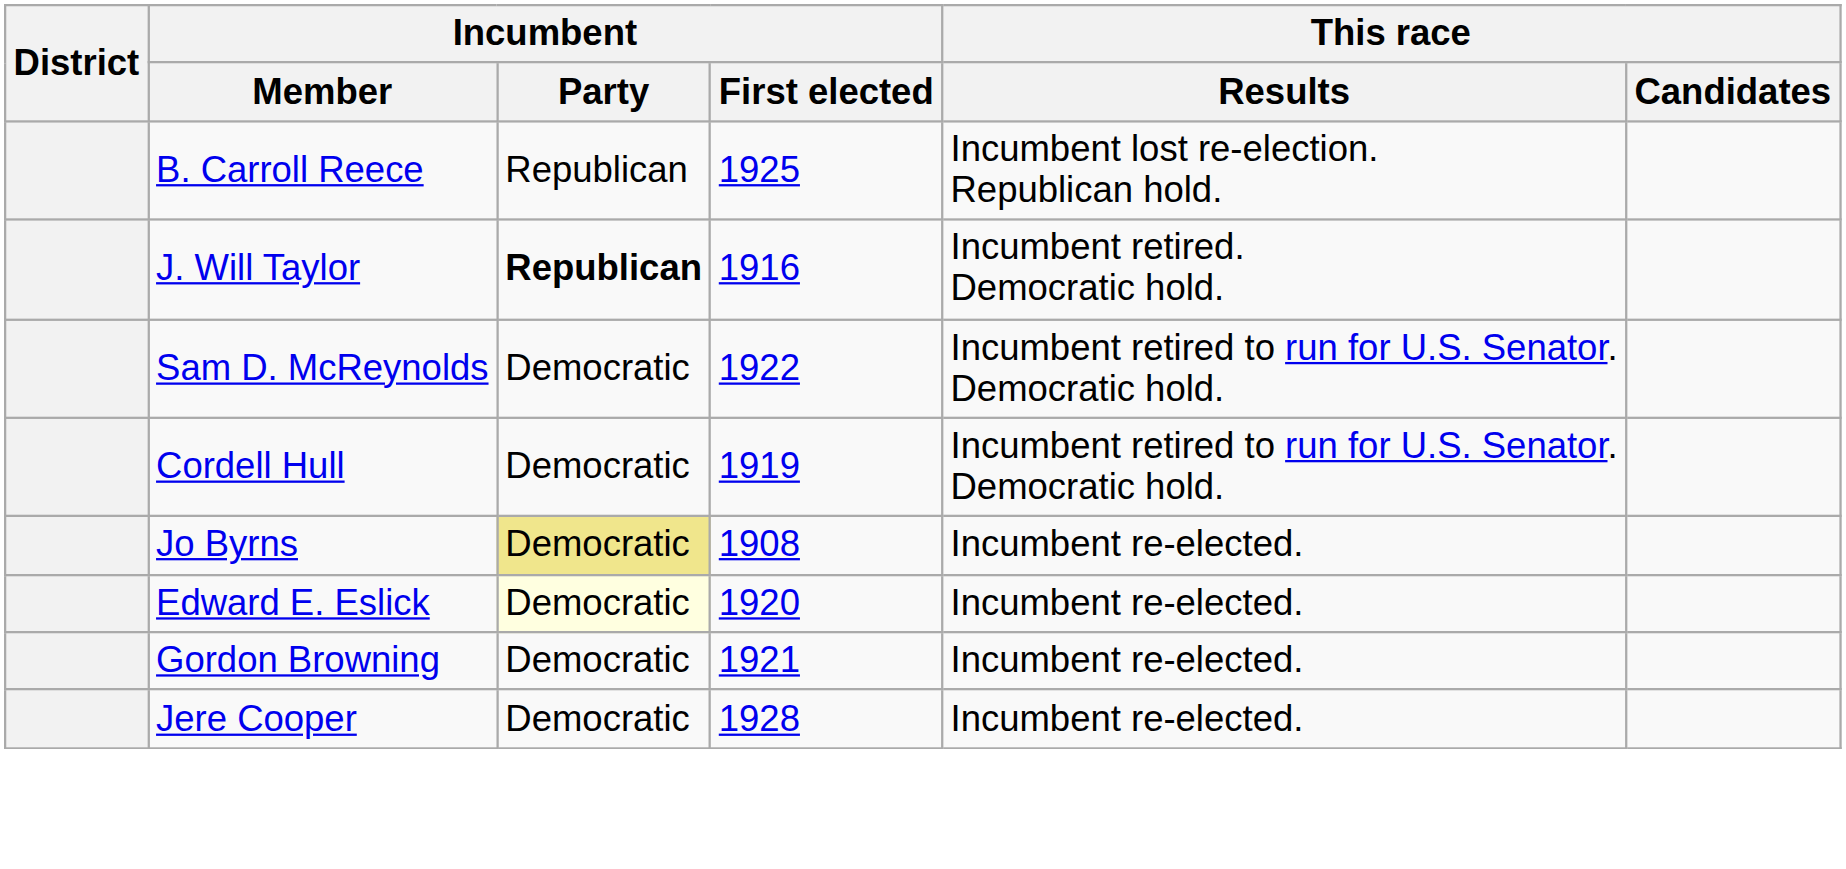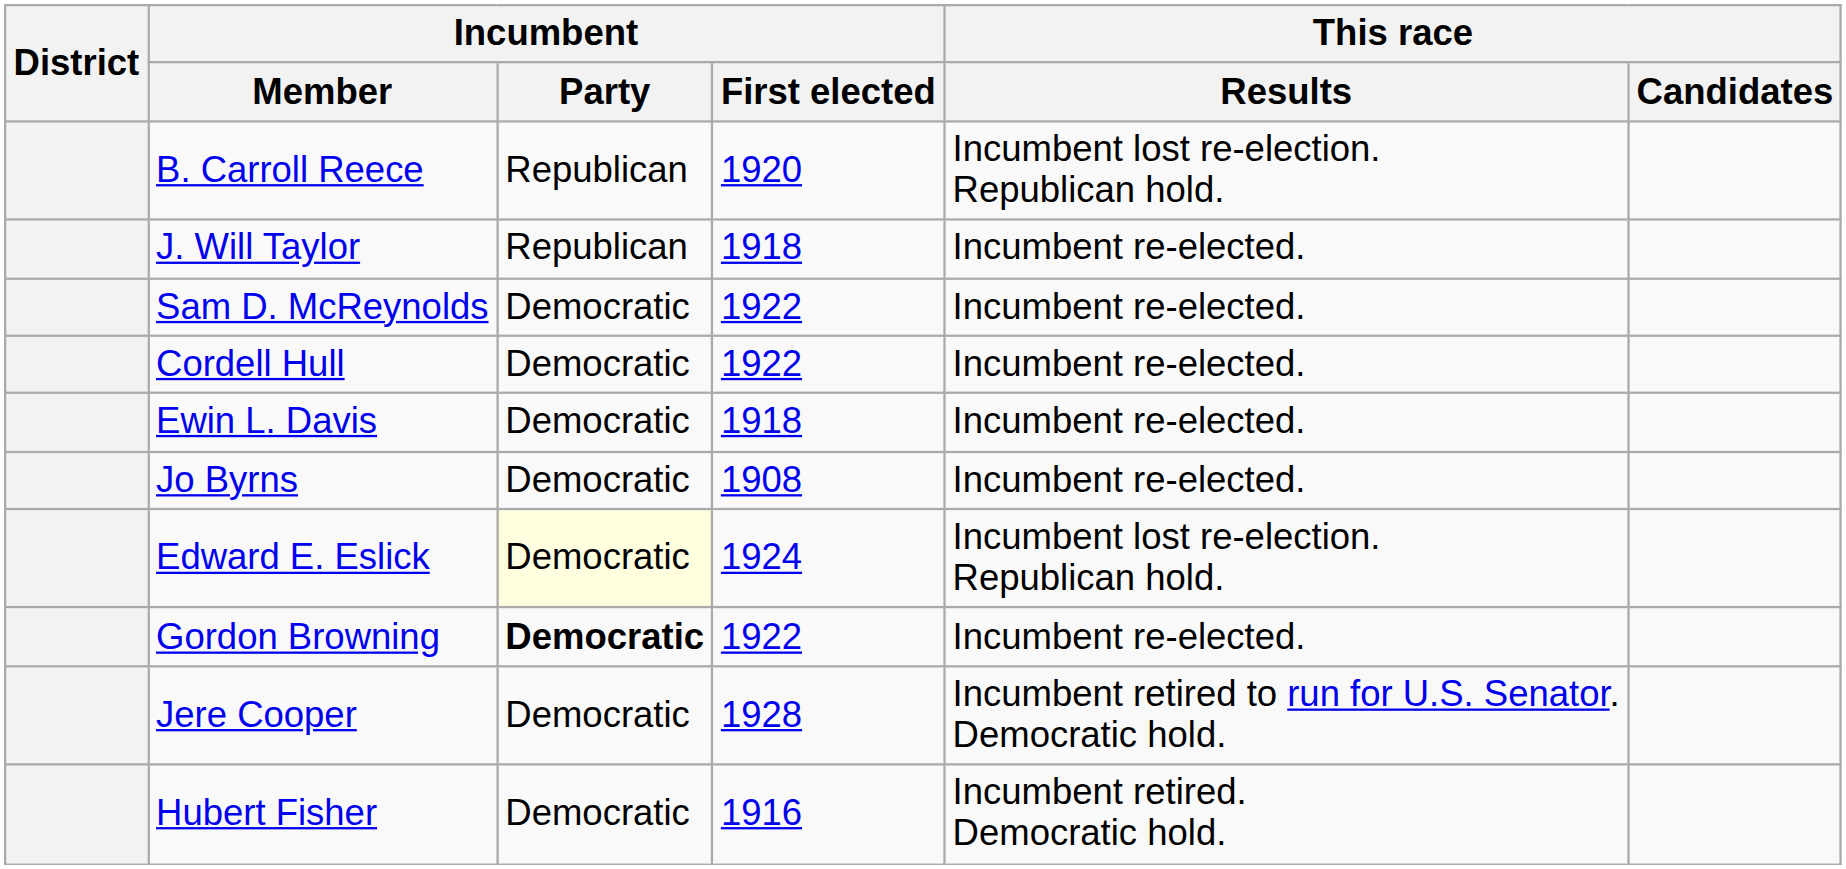(759, 169) 1925 -> (761, 169) 1920
(604, 268) bold -> (597, 248) normal
(759, 268) 1916 -> (761, 248) 1918
(1098, 268) Incumbent retired. Democratic hold. -> (1129, 248) Incumbent re-elected.
(1284, 367) Incumbent retired to run for U.S. Senator. Democratic hold. -> (1129, 305) Incumbent re-elected.
(759, 466) 1919 -> (761, 363) 1922
(1284, 466) Incumbent retired to run for U.S. Senator. Democratic hold. -> (1129, 363) Incumbent re-elected.
+ row: (267, 421)
(598, 544) khaki background -> (598, 479) no background
(759, 602) 1920 -> (761, 557) 1924
(1127, 602) Incumbent re-elected. -> (1167, 557) Incumbent lost re-election. Republican hold.
(598, 660) normal -> (605, 636) bold
(759, 660) 1921 -> (761, 636) 1922
(1127, 718) Incumbent re-elected. -> (1286, 714) Incumbent retired to run for U.S. Senator. Democratic hold.
+ row: (267, 813)
